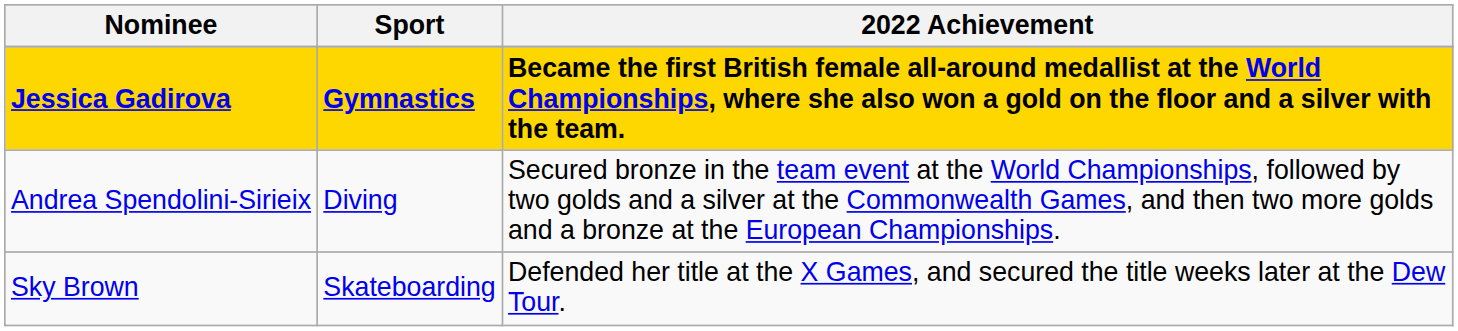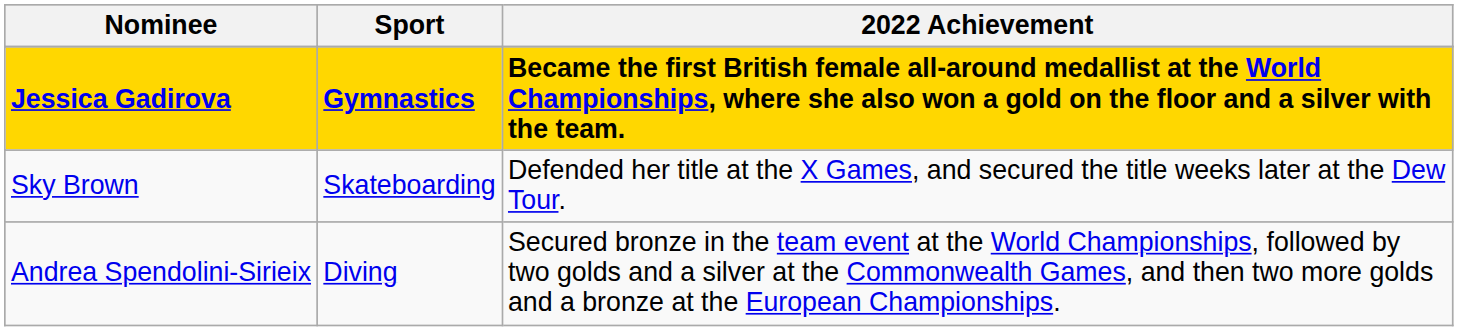rows swapped: (75, 288) <-> (161, 200)
